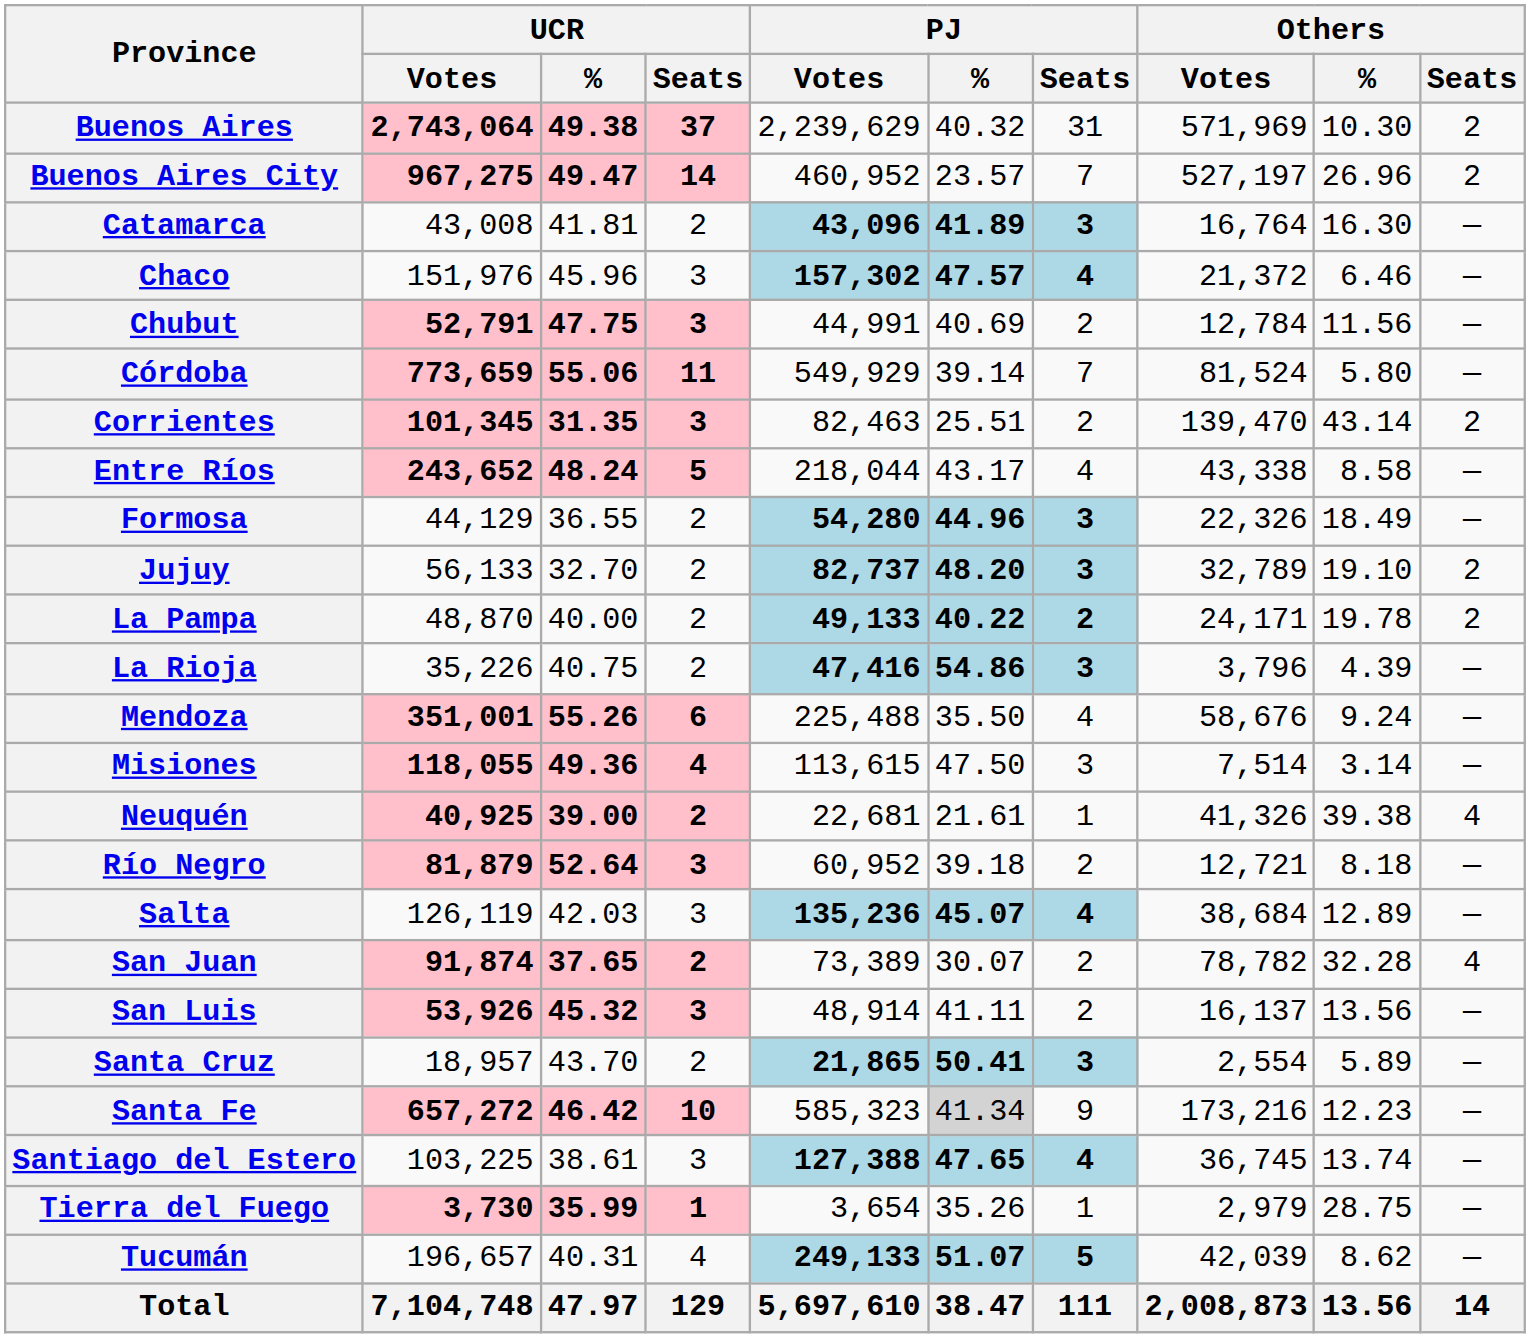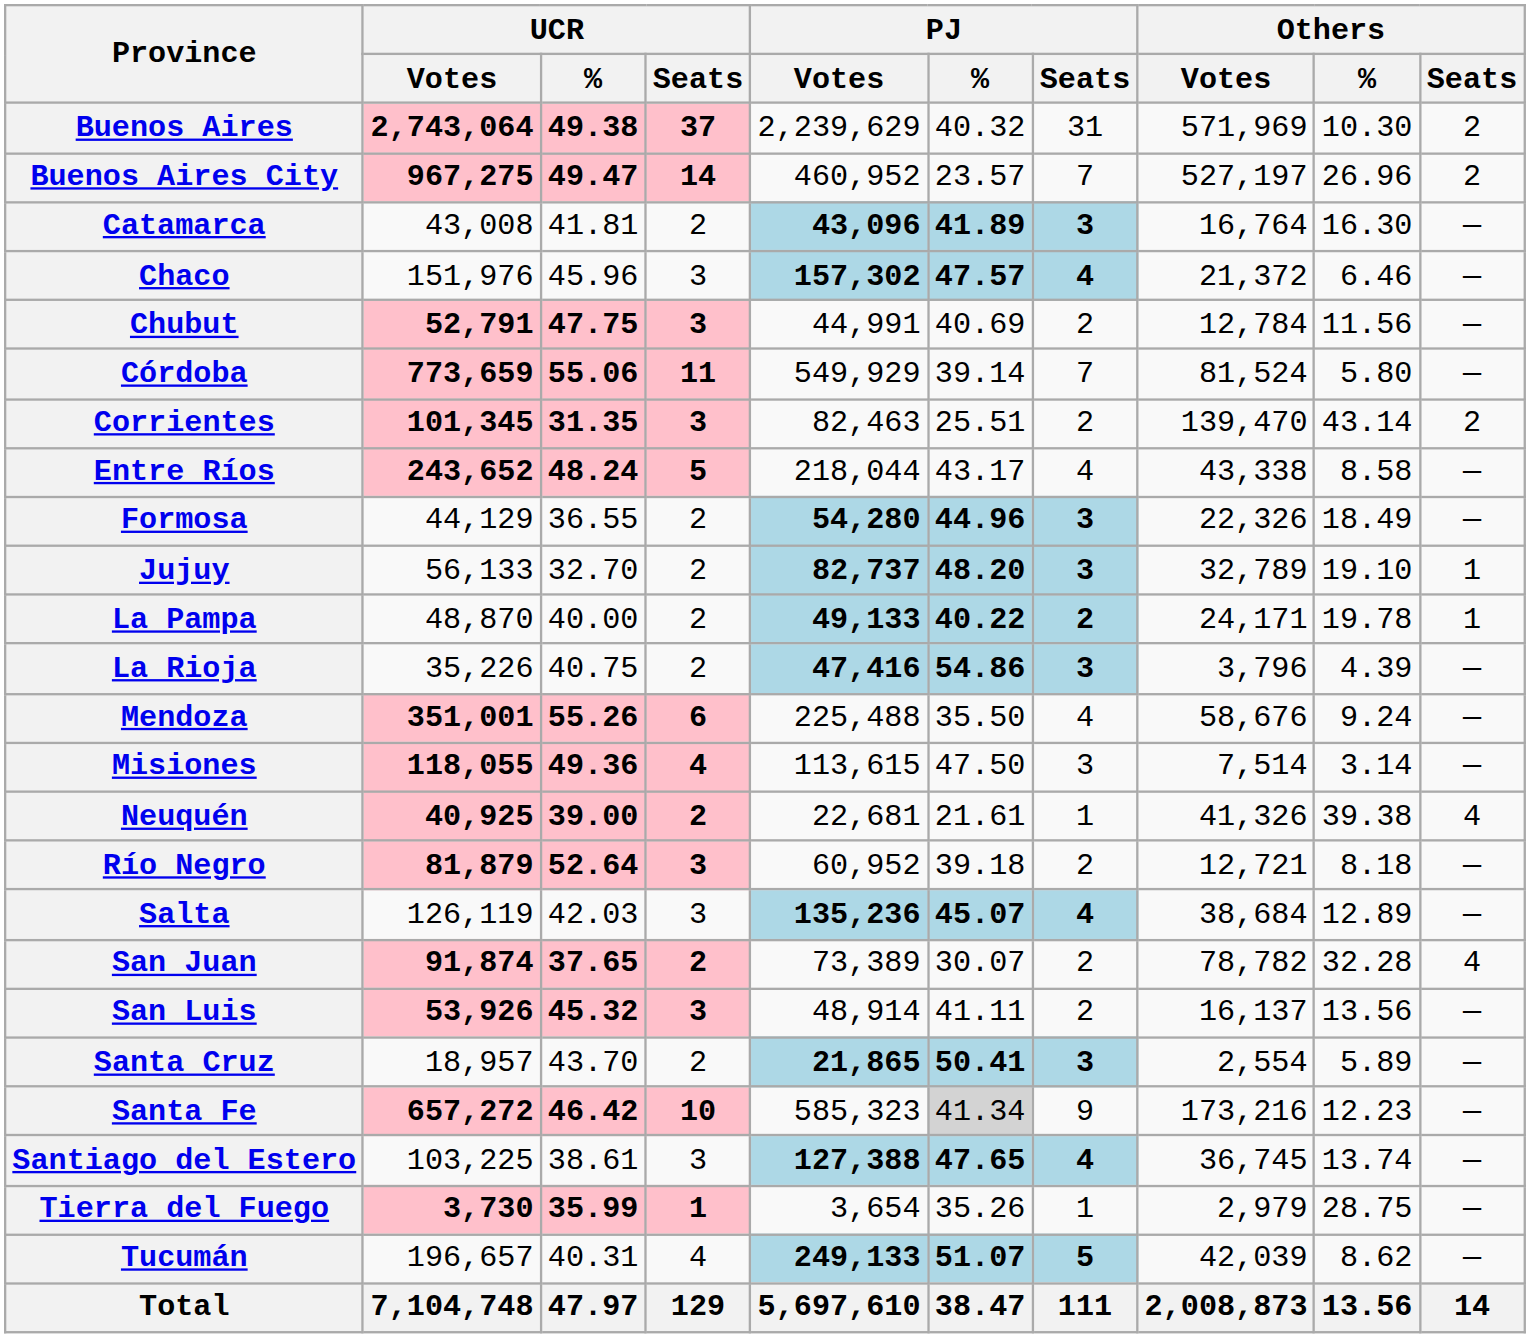(1472, 570) 2 -> (1472, 570) 1
(1472, 620) 2 -> (1472, 620) 1
